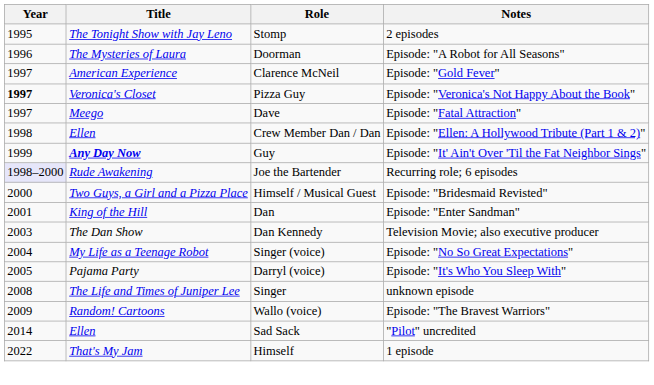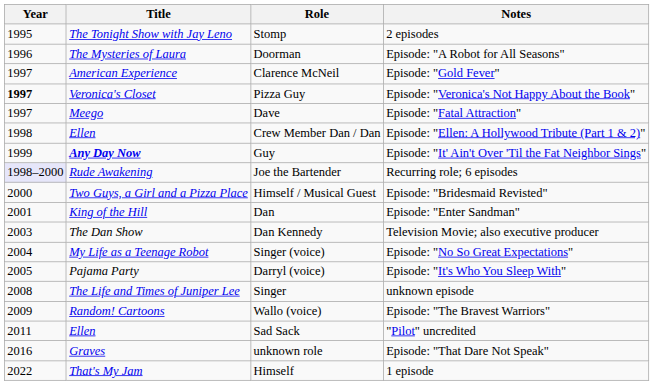(20, 331) 2014 -> (20, 331) 2011
+ row: (288, 350)
